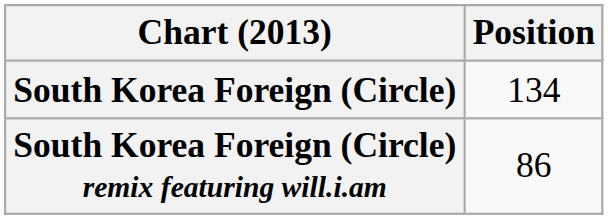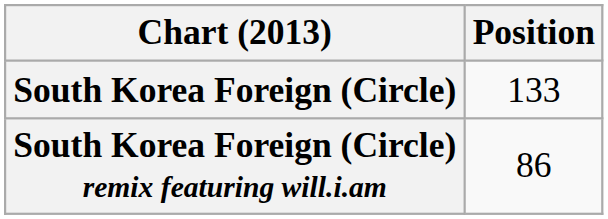(534, 88) 134 -> (534, 88) 133
